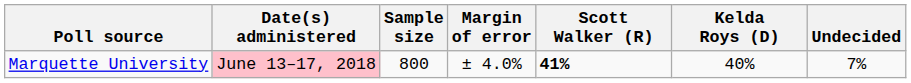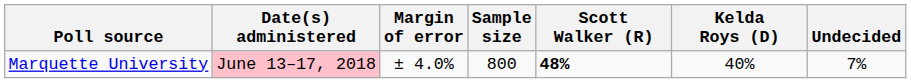columns swapped: (414, 28) <-> (492, 28)
(555, 65) 41% -> (555, 65) 48%
